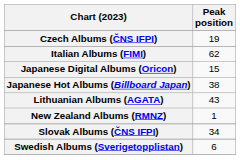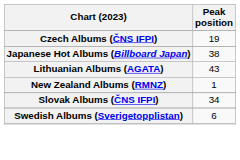- row: (99, 54)
- row: (99, 69)
